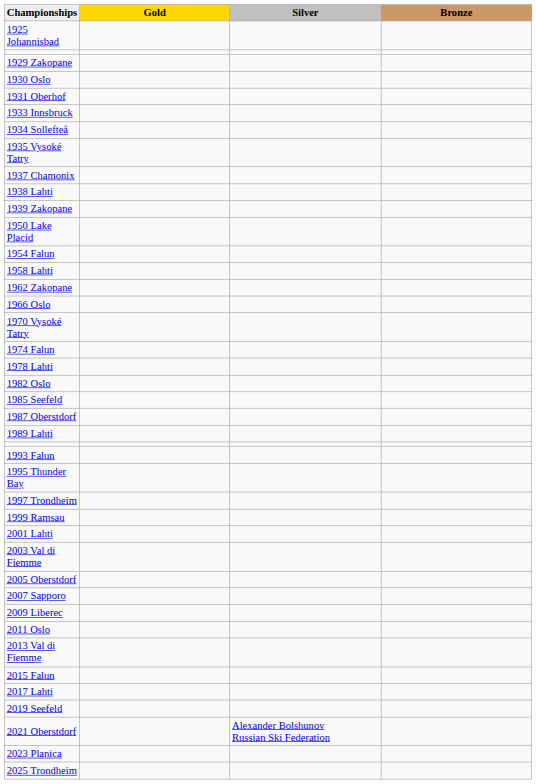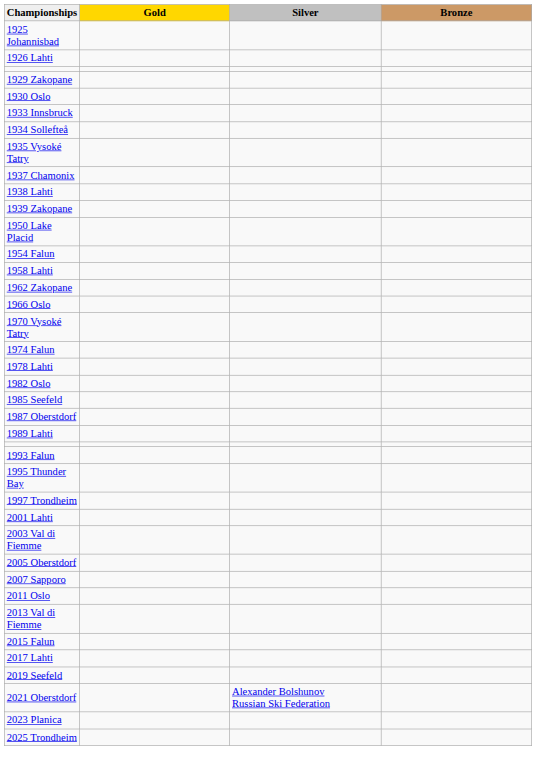+ row: (30, 58)
- row: (36, 96)
- row: (36, 517)
- row: (35, 613)
